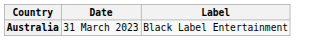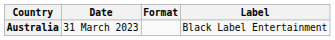+ column: (161, 12)
